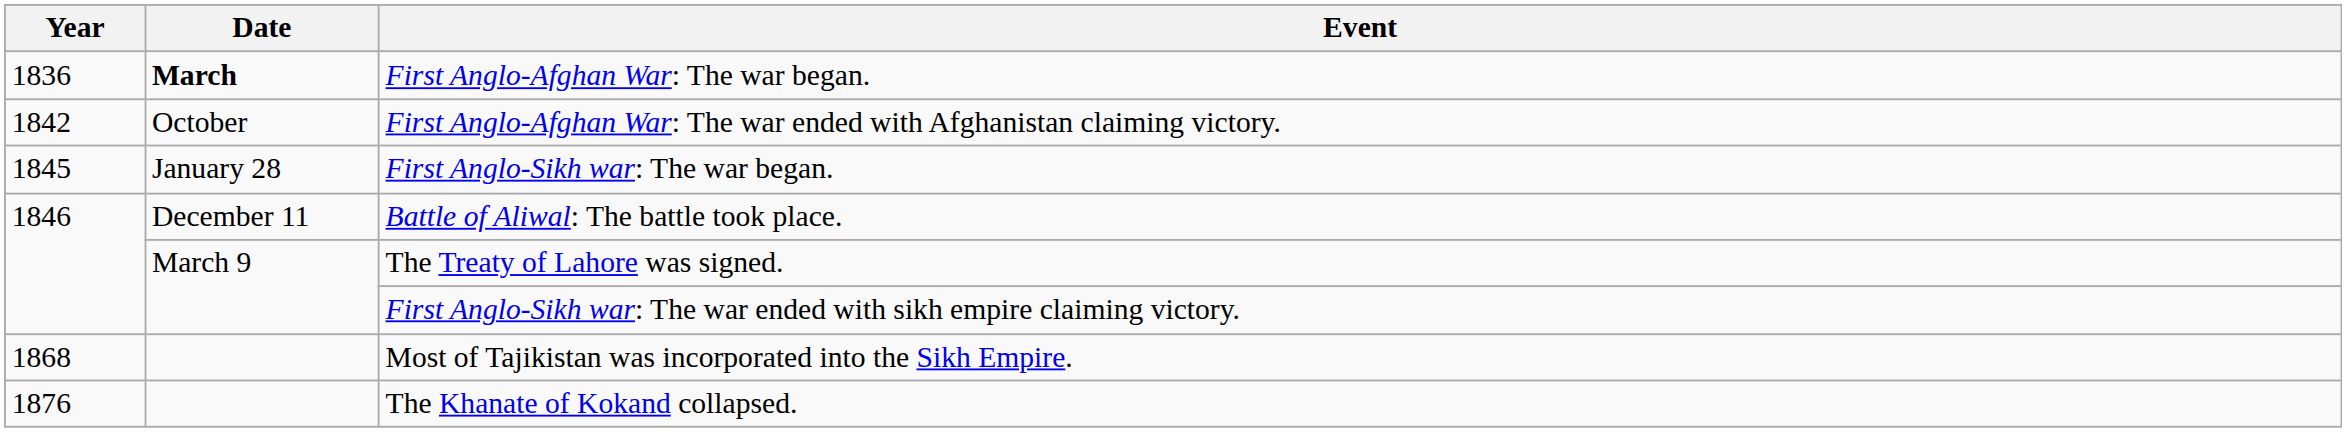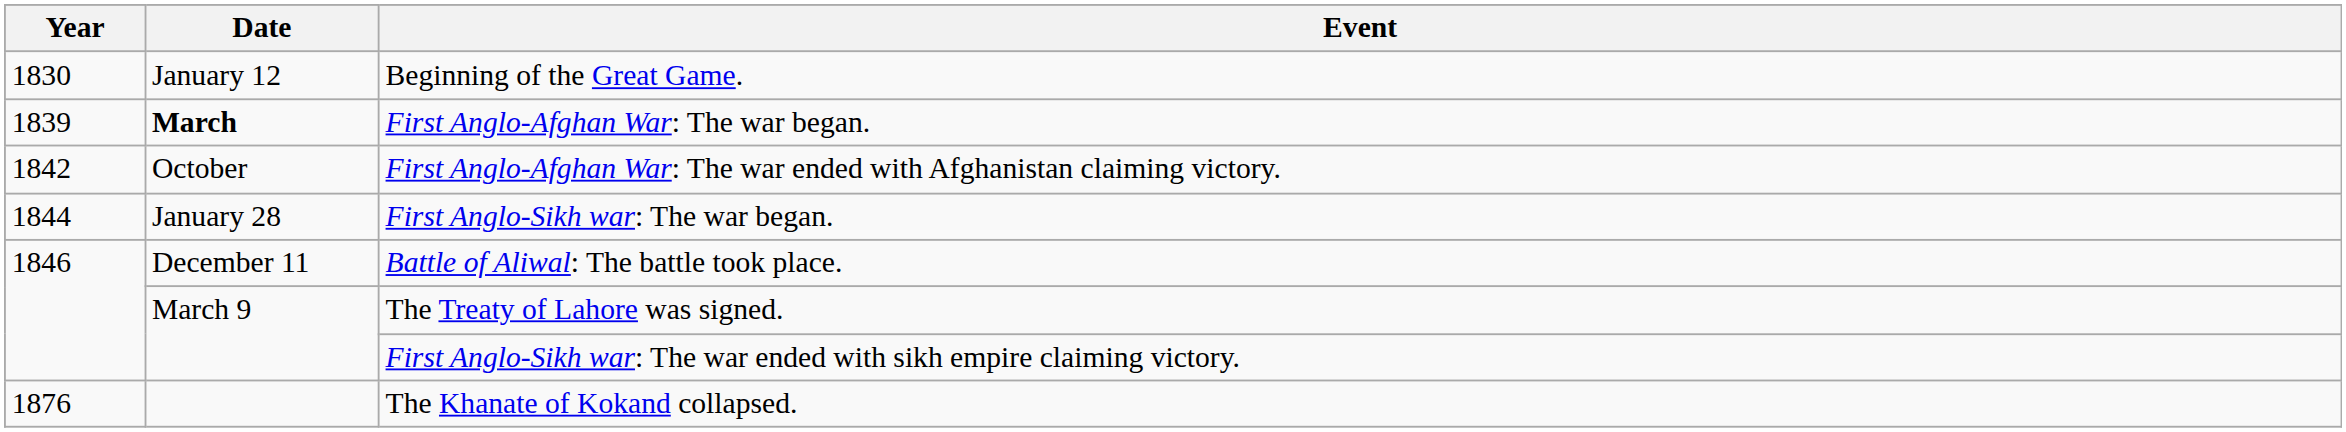+ row: (564, 74)
(41, 74) 1836 -> (41, 121) 1839
(41, 168) 1845 -> (41, 215) 1844
- row: (729, 356)
